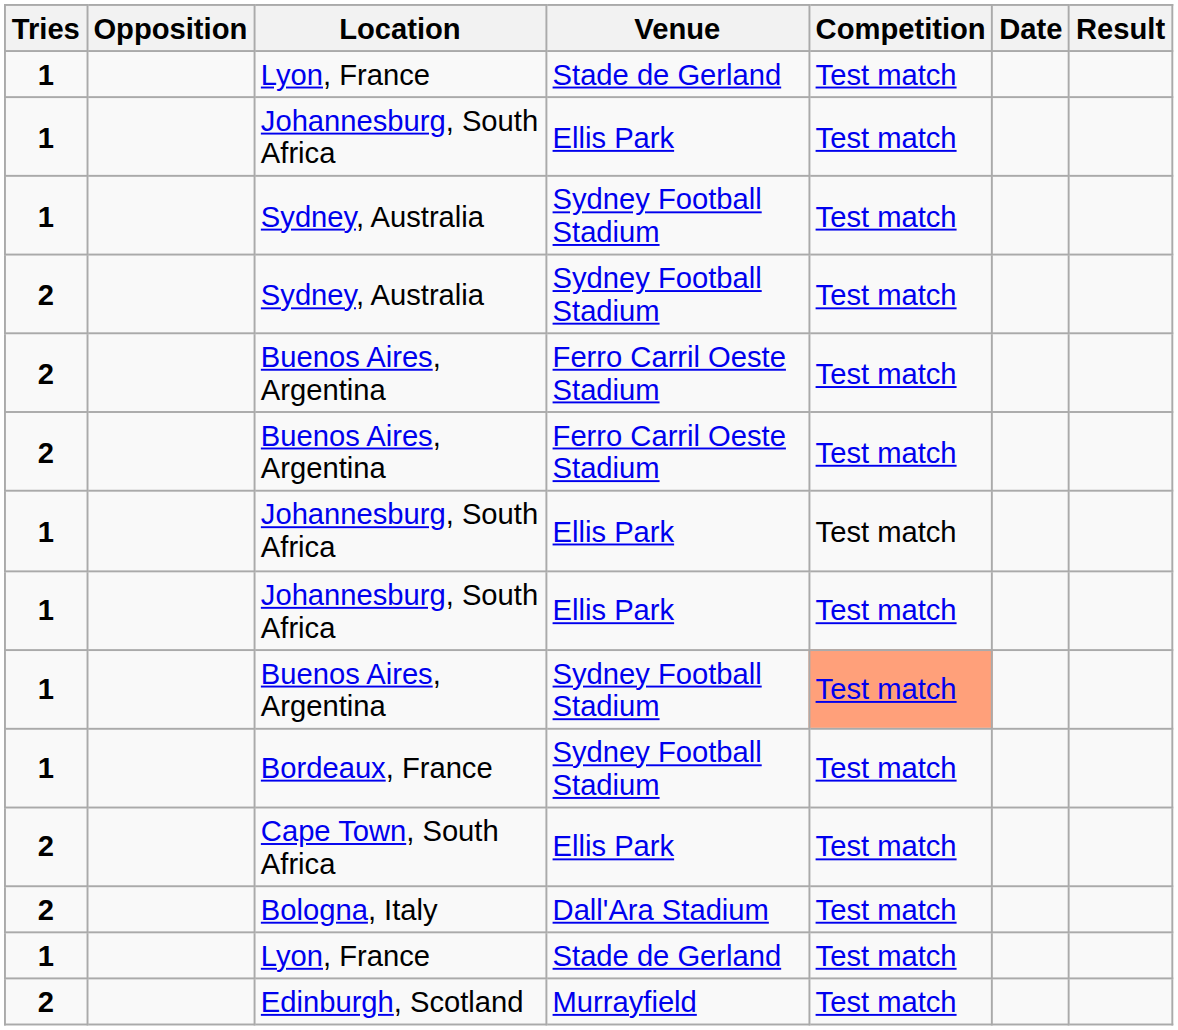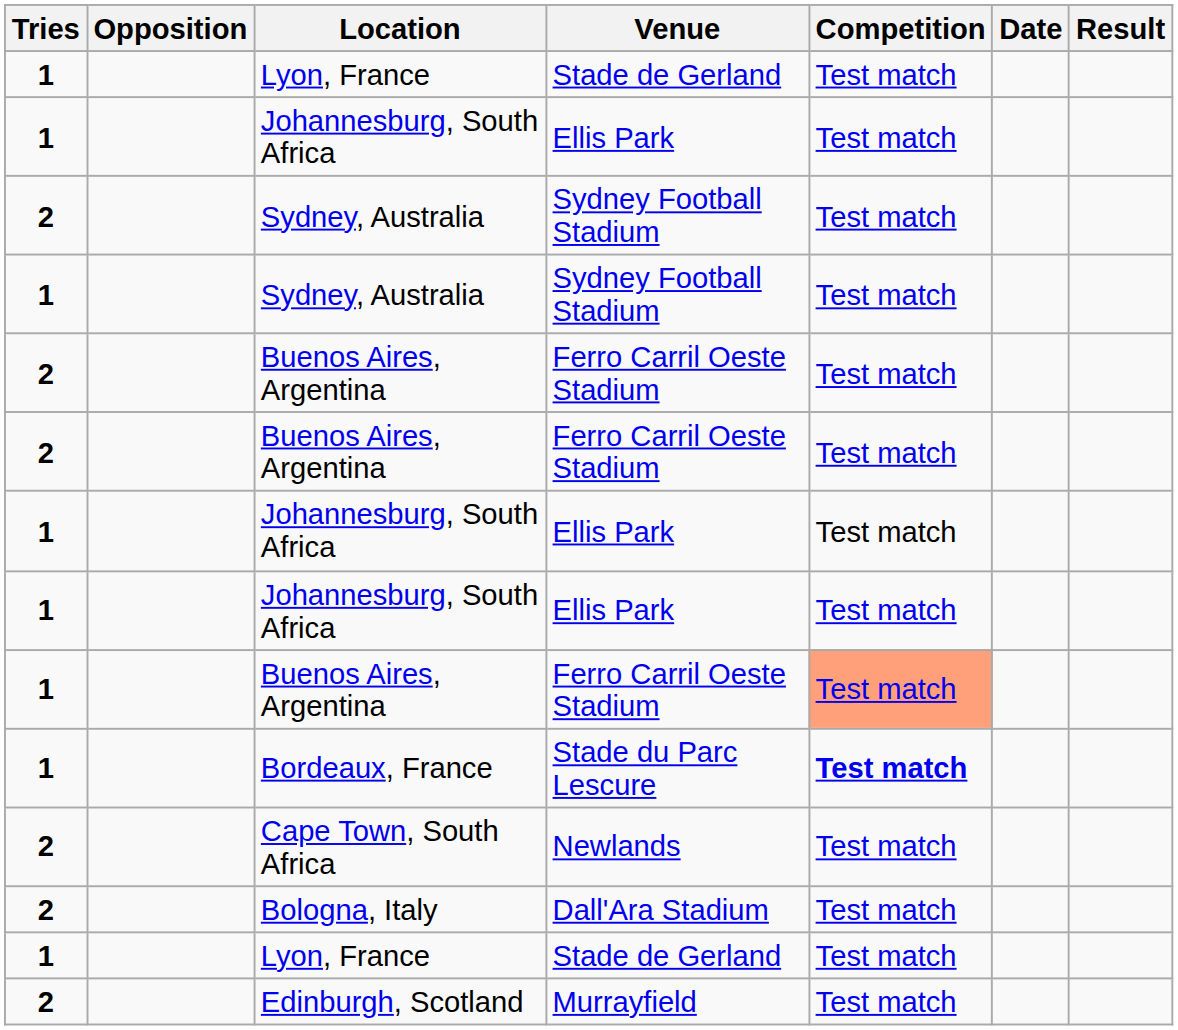rows swapped: (46, 295) <-> (46, 216)
(657, 689) Sydney Football Stadium -> (669, 689) Ferro Carril Oeste Stadium
(657, 768) Sydney Football Stadium -> (645, 768) Stade du Parc Lescure
(886, 768) normal -> (891, 768) bold
(613, 847) Ellis Park -> (617, 847) Newlands
